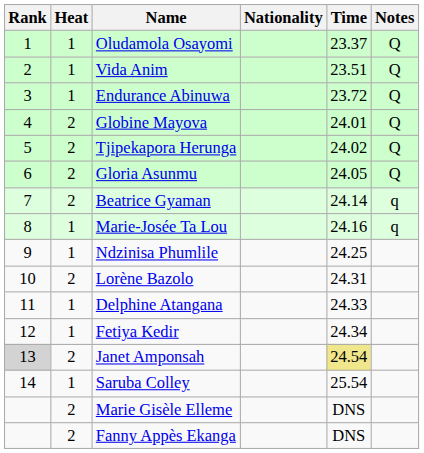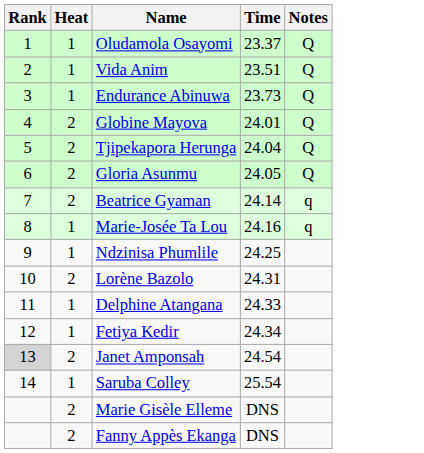- column: (283, 17)
(349, 95) 23.72 -> (262, 95) 23.73
(349, 148) 24.02 -> (262, 148) 24.04
(349, 357) khaki background -> (262, 357) no background
